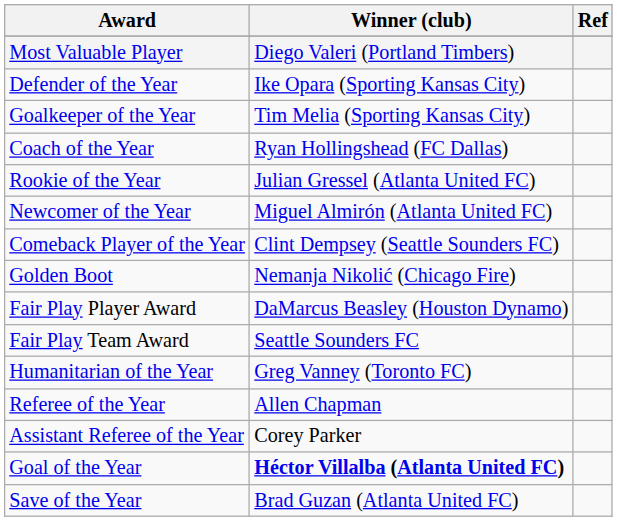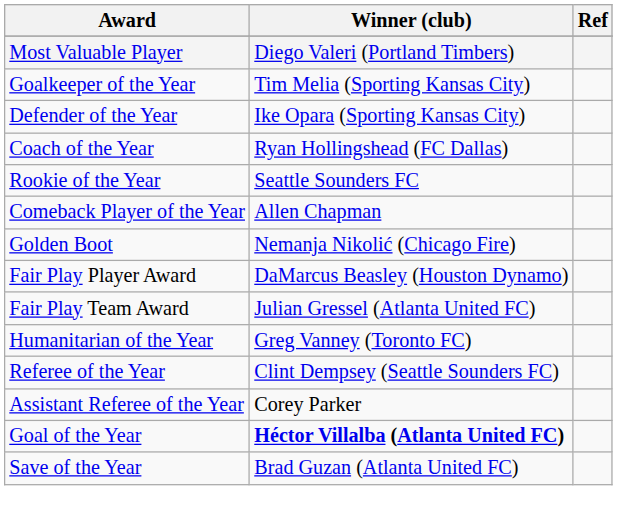rows swapped: (93, 84) <-> (102, 116)
(395, 180) Julian Gressel (Atlanta United FC) -> (337, 180) Seattle Sounders FC
- row: (100, 212)
(407, 244) Clint Dempsey (Seattle Sounders FC) -> (318, 212) Allen Chapman
(337, 340) Seattle Sounders FC -> (395, 308) Julian Gressel (Atlanta United FC)
(318, 404) Allen Chapman -> (407, 372) Clint Dempsey (Seattle Sounders FC)
